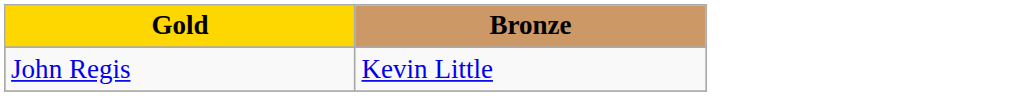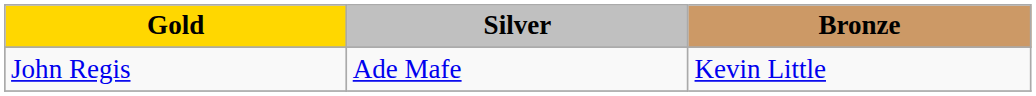+ column: (517, 25)
